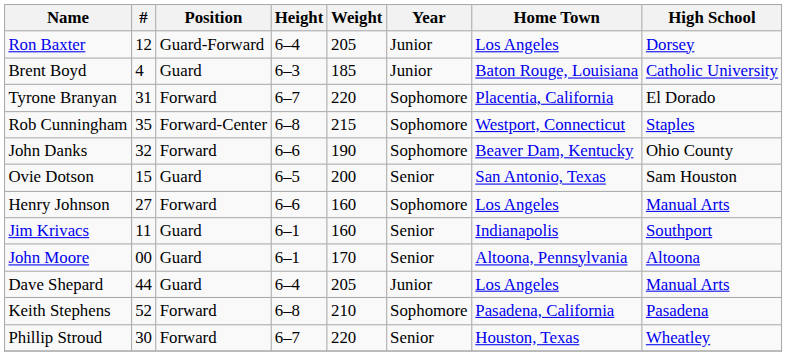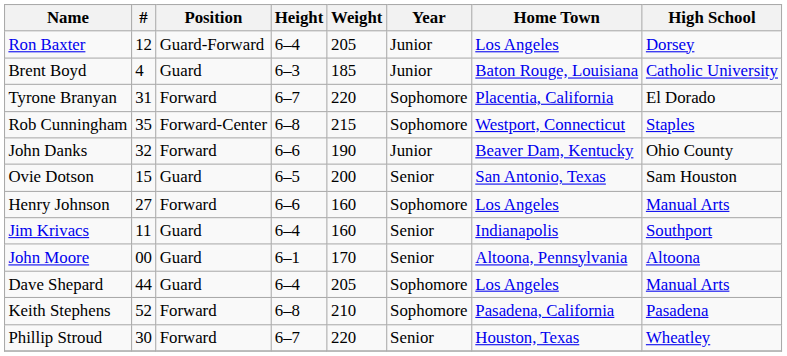(429, 151) Sophomore -> (411, 151) Junior
(287, 230) 6–1 -> (287, 230) 6–4
(411, 284) Junior -> (429, 284) Sophomore
